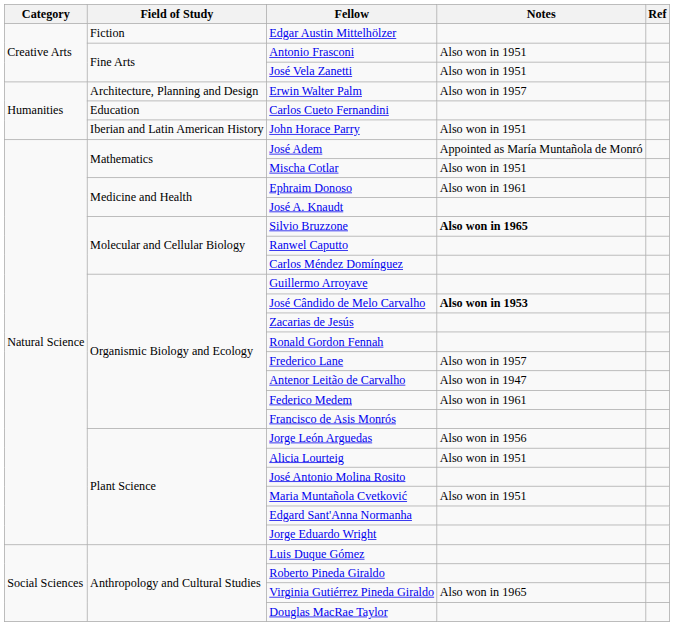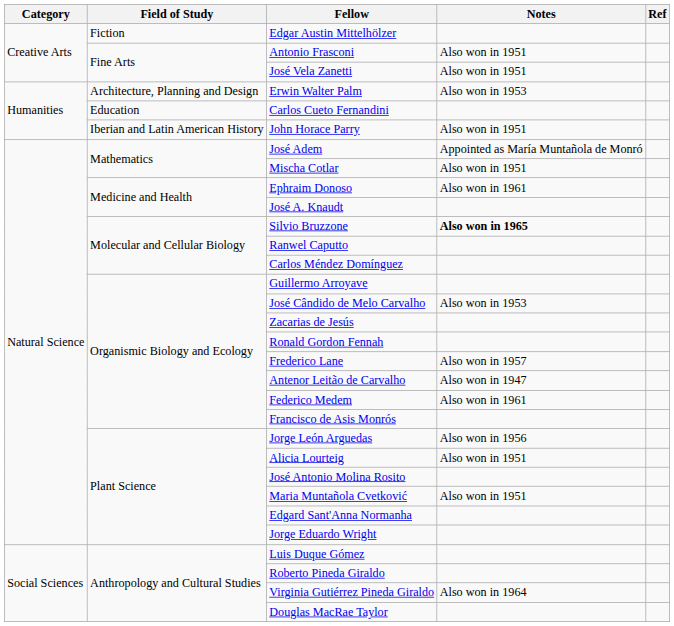(483, 91) Also won in 1957 -> (483, 91) Also won in 1953
(484, 303) bold -> (483, 303) normal
(483, 592) Also won in 1965 -> (483, 592) Also won in 1964
